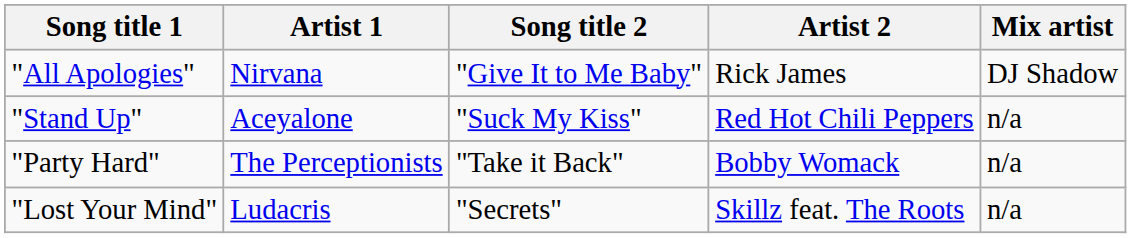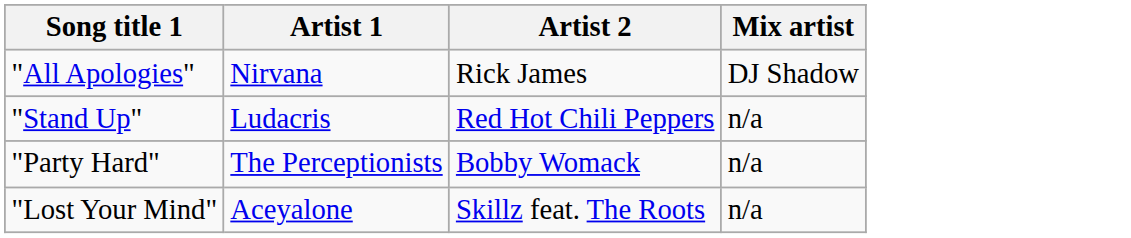- column: (579, 27)
(292, 118) Aceyalone -> (280, 118) Ludacris
(280, 208) Ludacris -> (292, 208) Aceyalone
